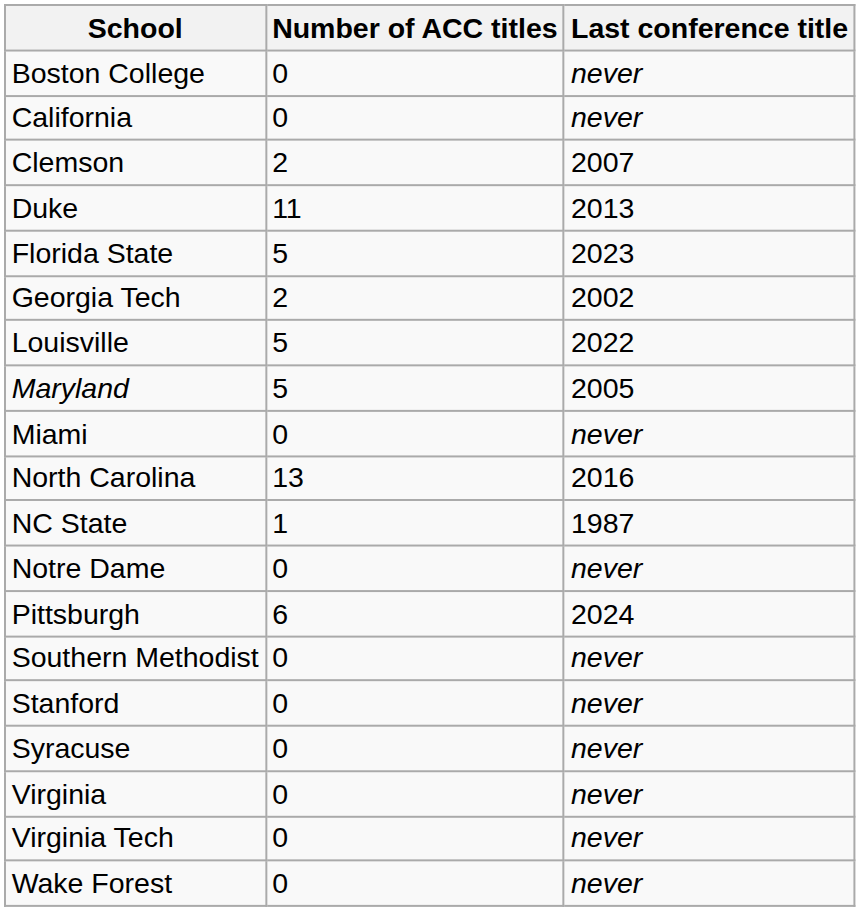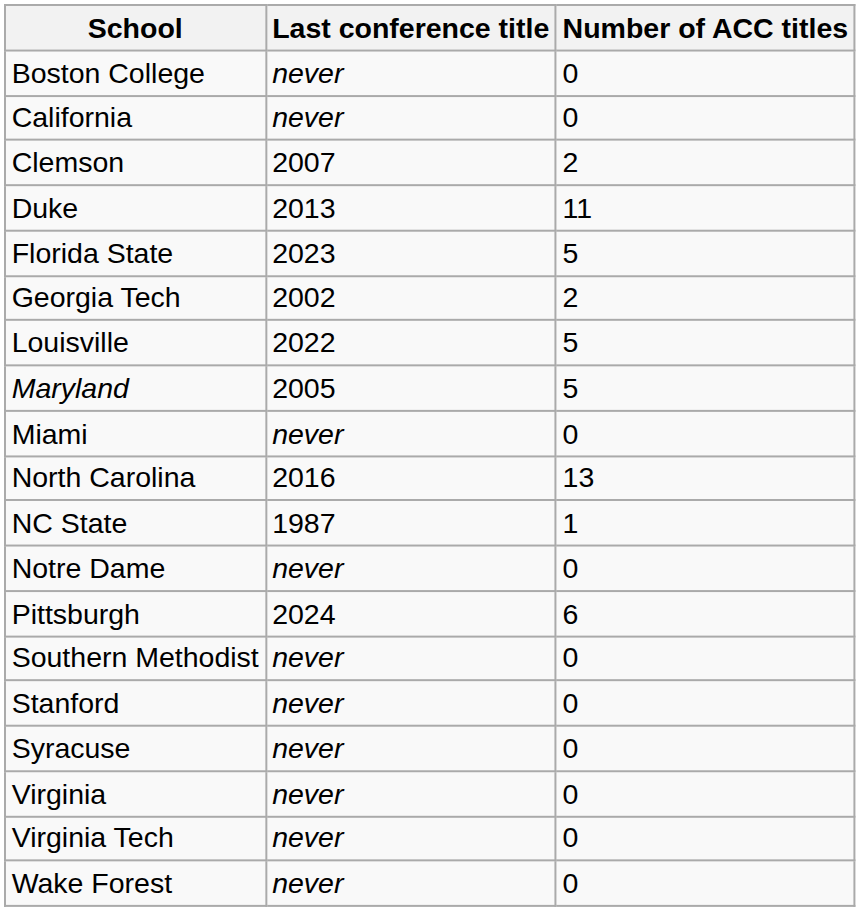columns swapped: (710, 28) <-> (415, 28)
